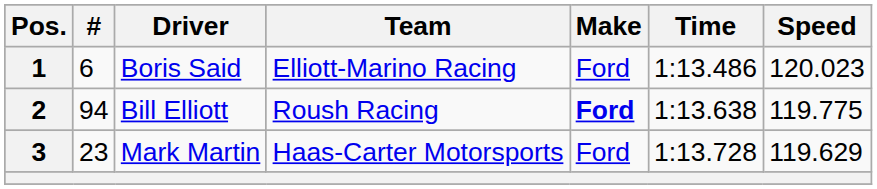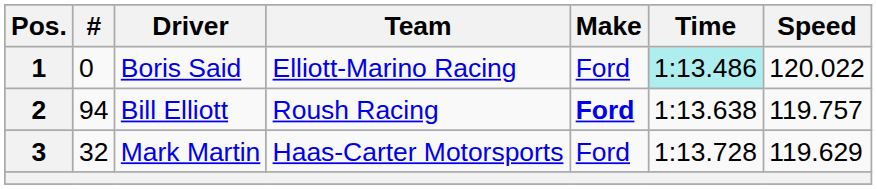(86, 68) 6 -> (86, 68) 0
(706, 68) no background -> (706, 68) paleturquoise background
(817, 68) 120.023 -> (817, 68) 120.022
(816, 110) 119.775 -> (816, 110) 119.757
(94, 152) 23 -> (94, 152) 32
